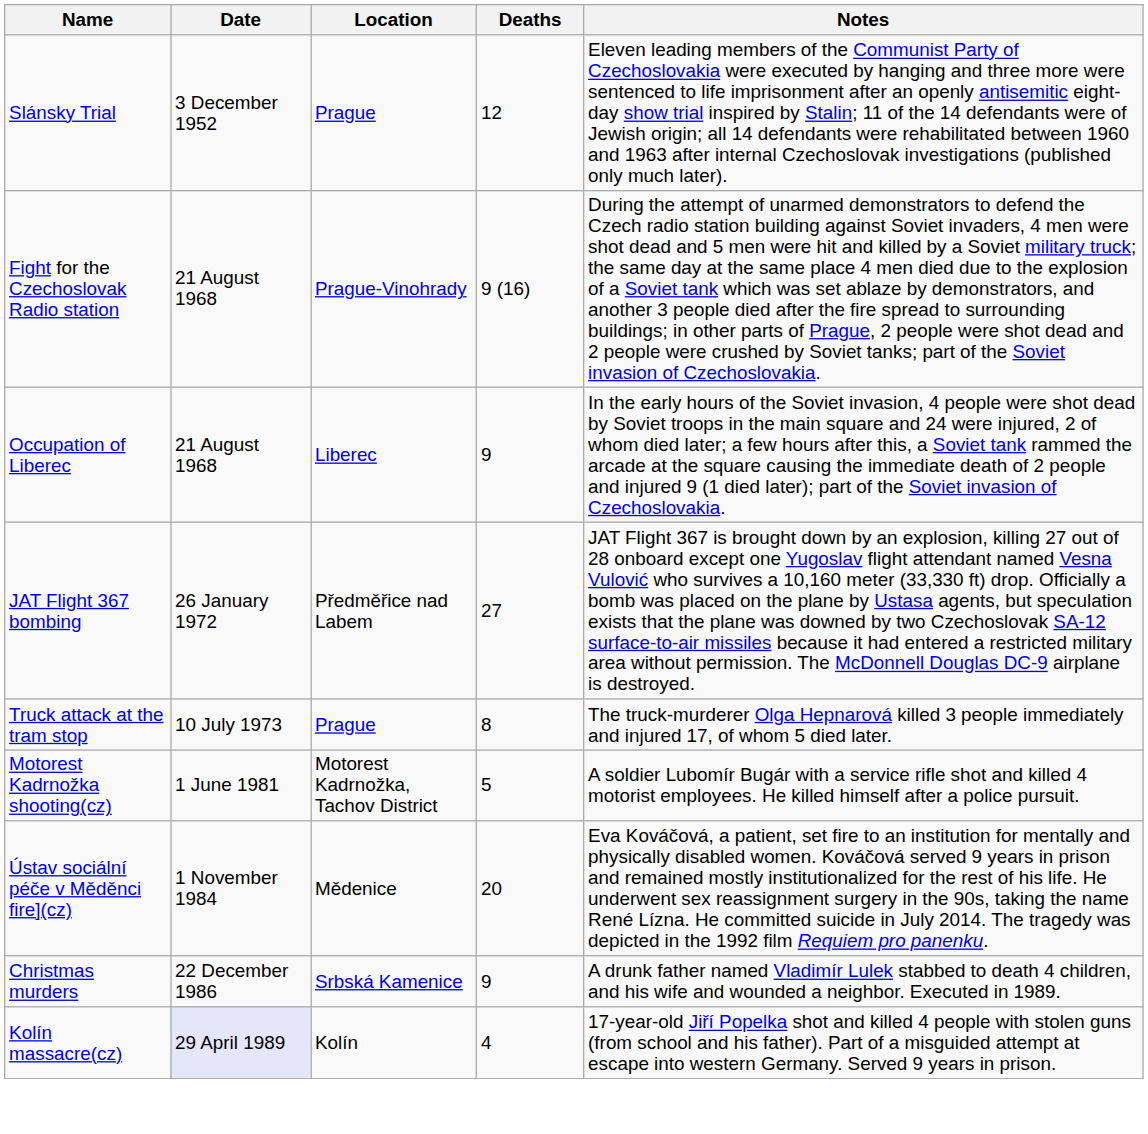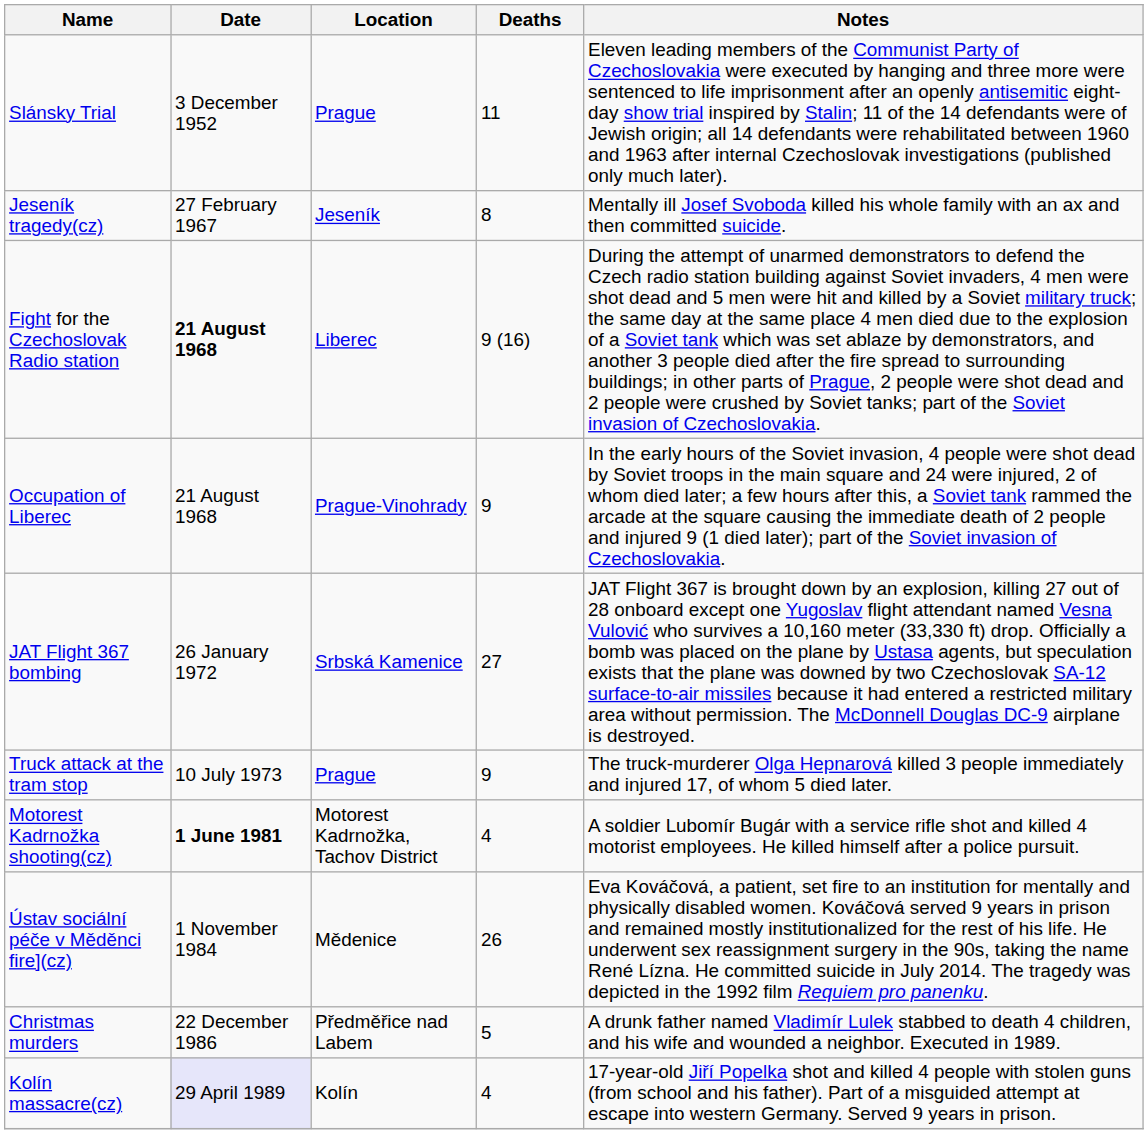(491, 113) 12 -> (491, 113) 11
+ row: (56, 216)
(217, 289) normal -> (220, 340) bold
(391, 289) Prague-Vinohrady -> (346, 340) Liberec
(346, 455) Liberec -> (391, 506) Prague-Vinohrady
(382, 611) Předměřice nad Labem -> (389, 662) Srbská Kamenice
(486, 724) 8 -> (486, 775) 9
(227, 786) normal -> (229, 836) bold
(486, 786) 5 -> (486, 836) 4
(491, 889) 20 -> (491, 940) 26
(389, 981) Srbská Kamenice -> (382, 1032) Předměřice nad Labem
(486, 981) 9 -> (486, 1032) 5
